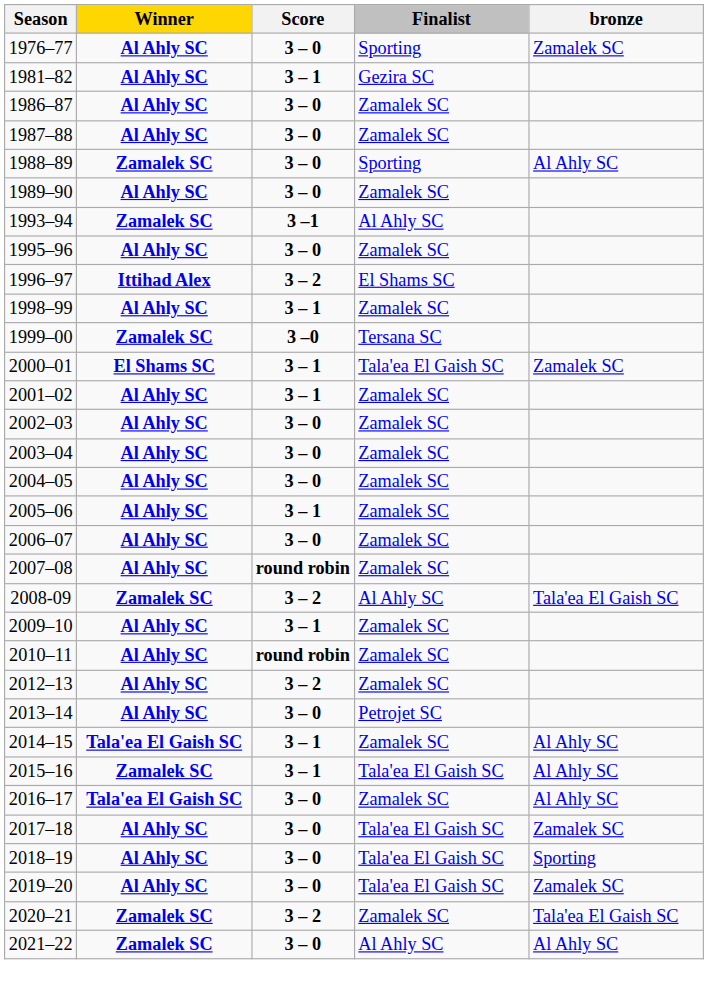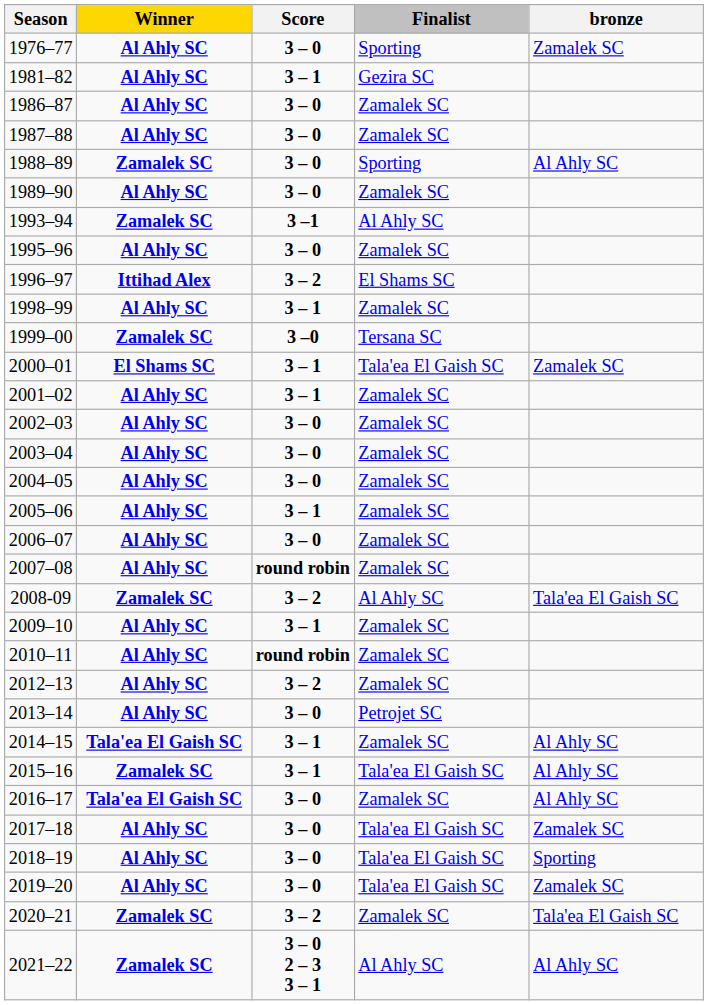(303, 944) 3 – 0 -> (303, 965) 3 – 0 2 – 3 3 – 1
